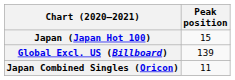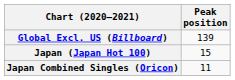rows swapped: (93, 53) <-> (93, 38)
